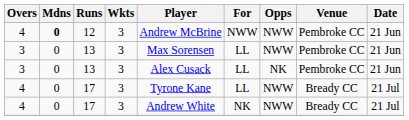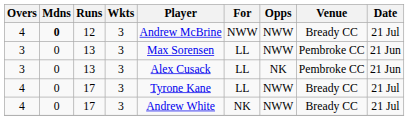(332, 32) Pembroke CC -> (332, 32) Bready CC
(385, 32) 21 Jun -> (385, 32) 21 Jul
